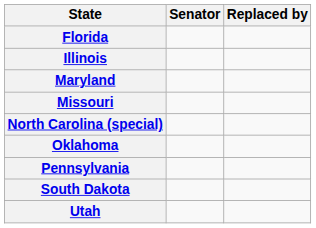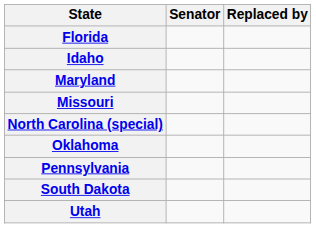+ row: (85, 59)
- row: (85, 59)
